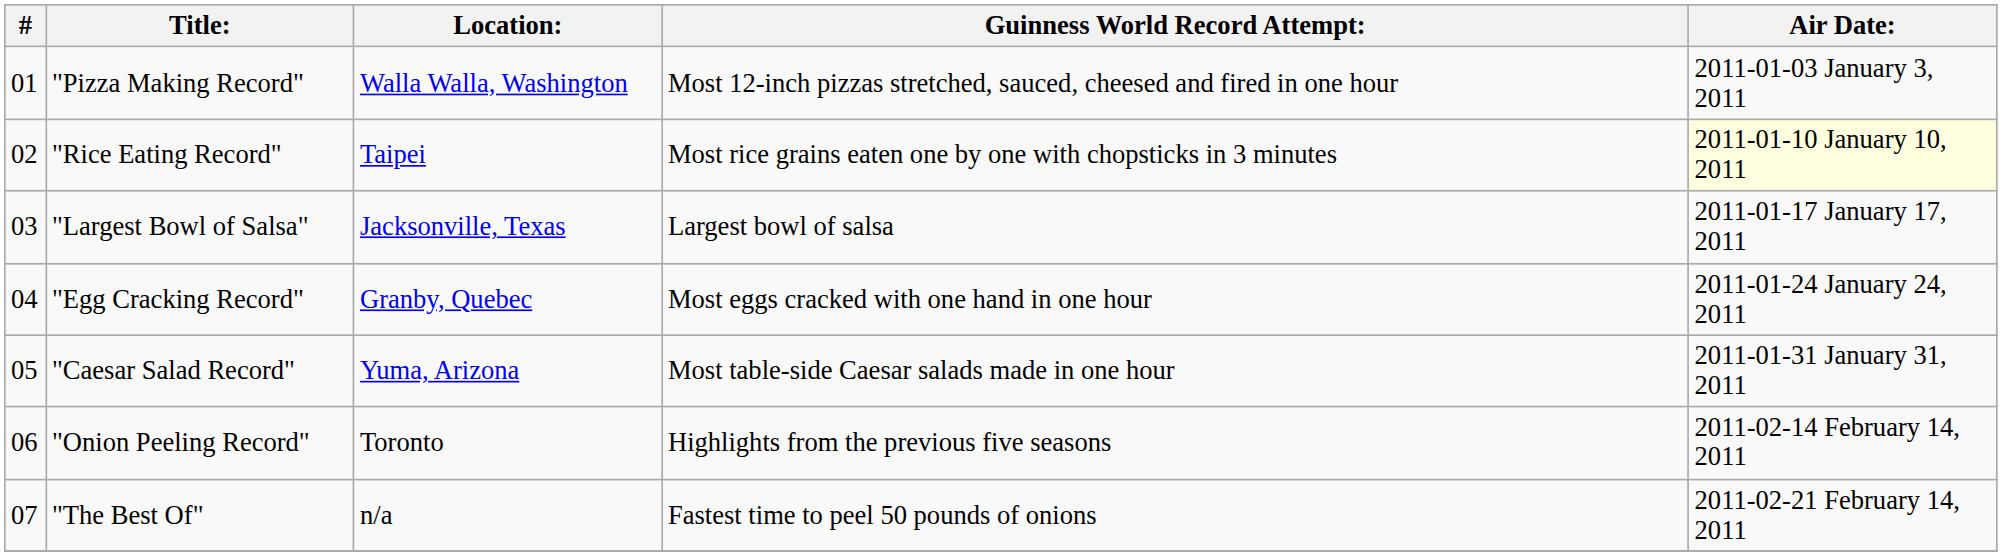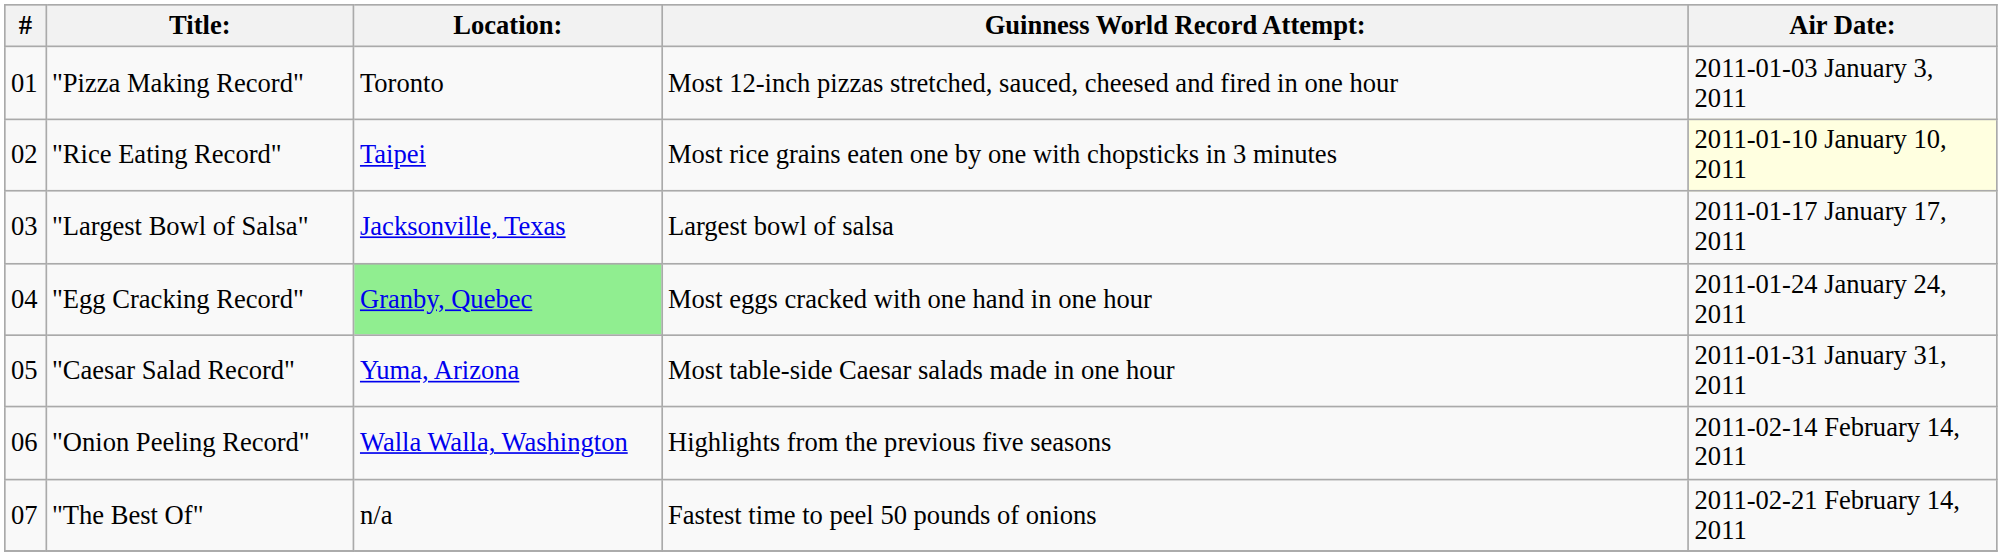(494, 82) Walla Walla, Washington -> (402, 82) Toronto
(446, 298) no background -> (446, 298) lightgreen background
(402, 442) Toronto -> (494, 442) Walla Walla, Washington
